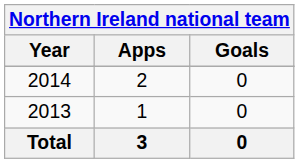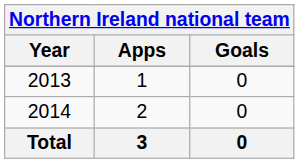rows swapped: (49, 111) <-> (49, 81)
